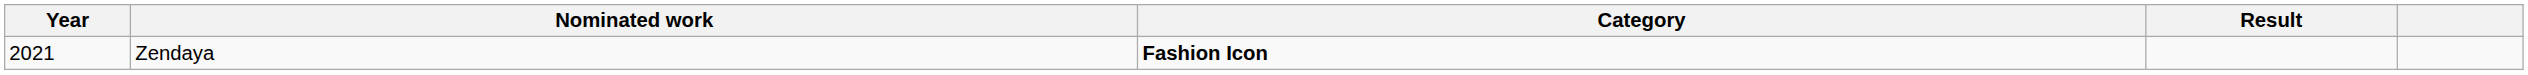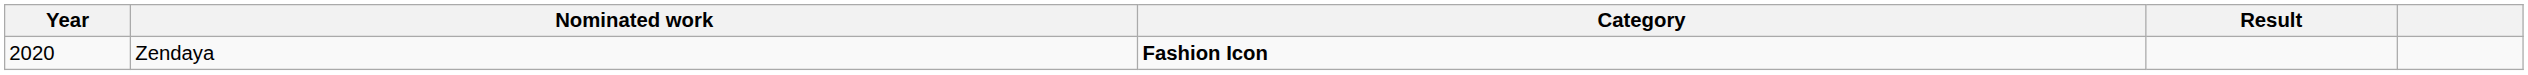(32, 52) 2021 -> (32, 52) 2020
